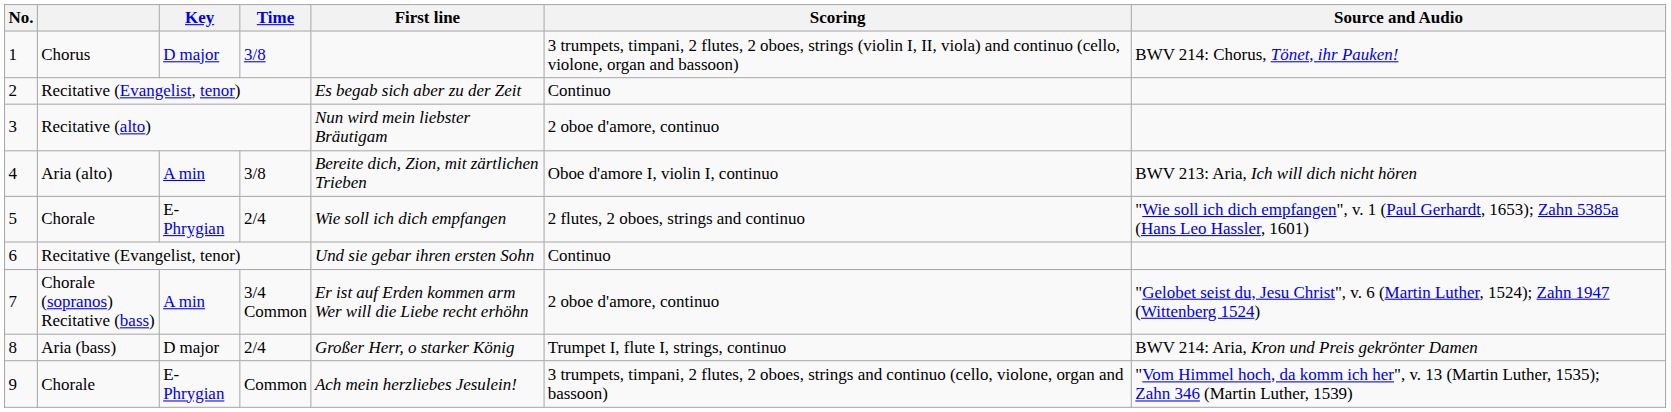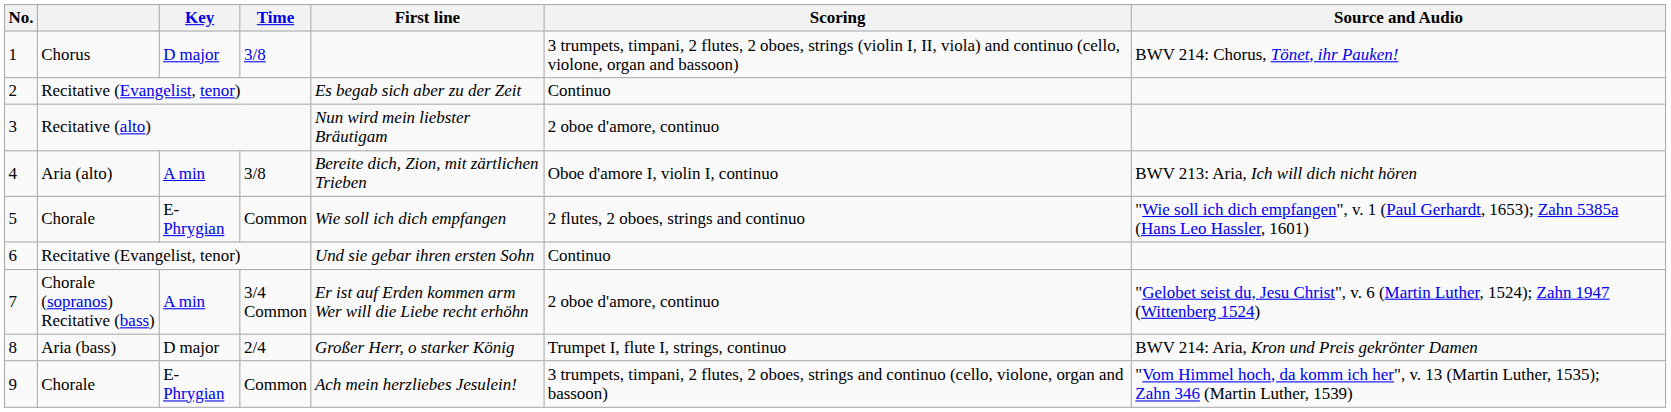(255, 219) 2/4 -> (276, 219) Common
